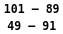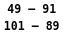rows swapped: (32, 9) <-> (32, 26)
